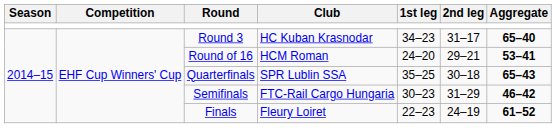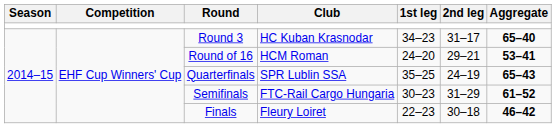(463, 75) 30–18 -> (463, 75) 24–19
(519, 94) 46–42 -> (519, 94) 61–52
(463, 113) 24–19 -> (463, 113) 30–18
(519, 113) 61–52 -> (519, 113) 46–42
